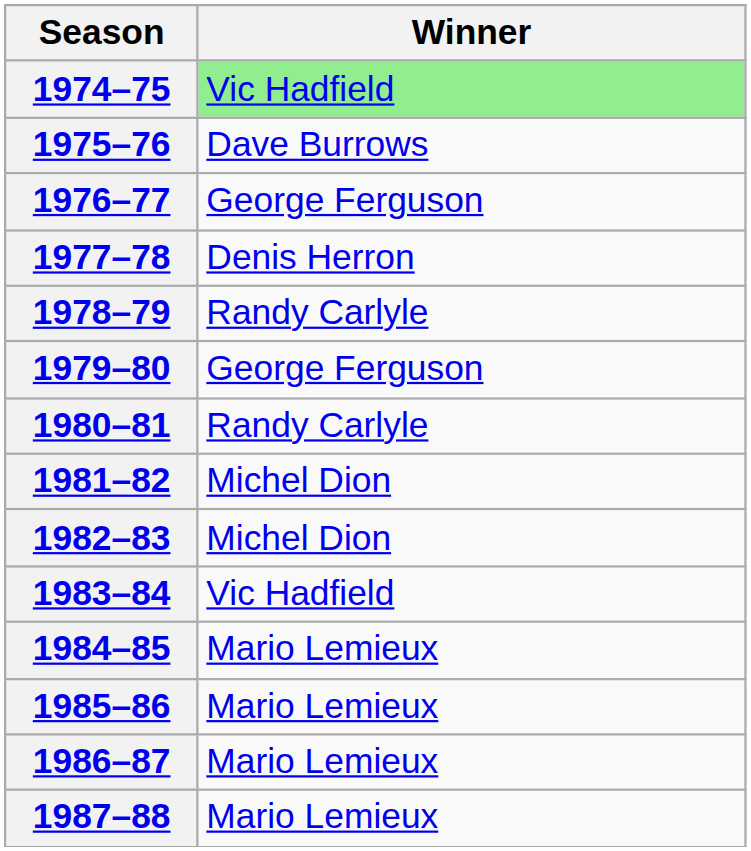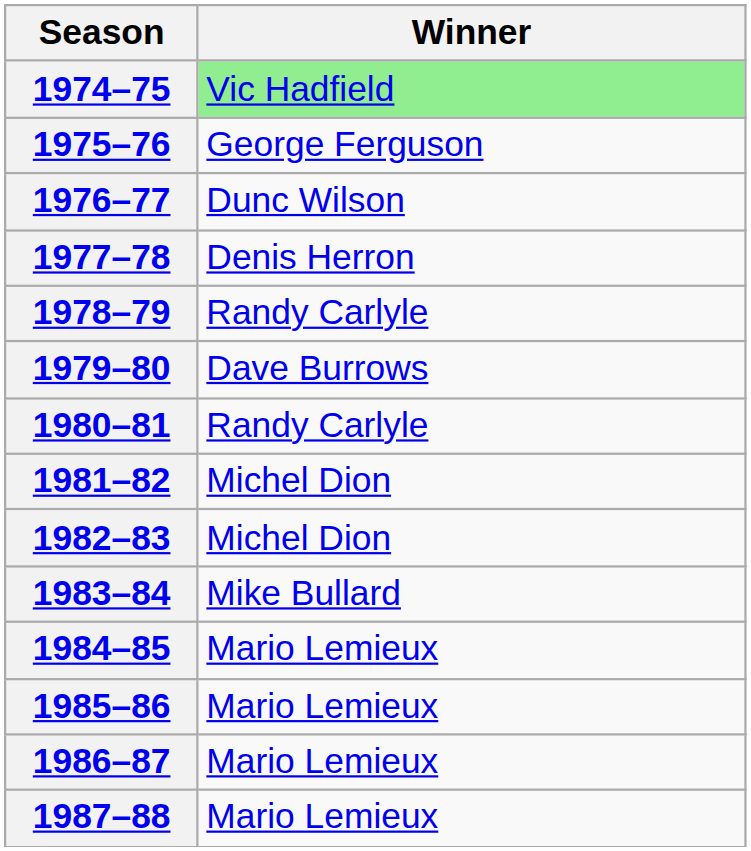(317, 144) Dave Burrows -> (345, 144) George Ferguson
(345, 200) George Ferguson -> (306, 200) Dunc Wilson
(345, 369) George Ferguson -> (317, 369) Dave Burrows
(300, 593) Vic Hadfield -> (304, 593) Mike Bullard
